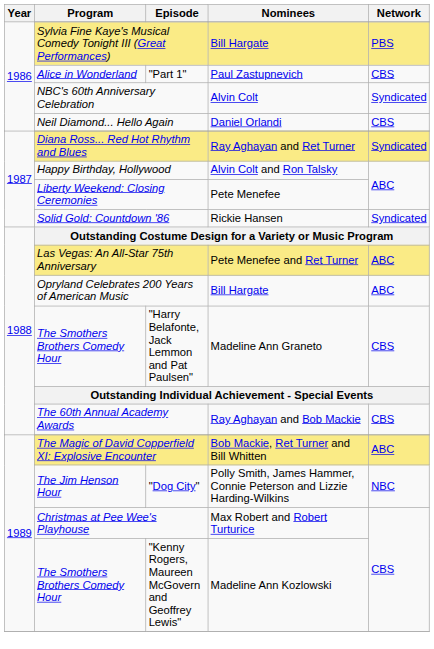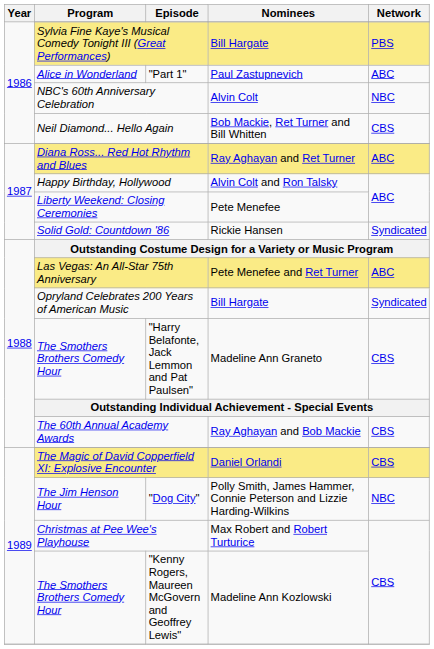(383, 74) CBS -> (383, 74) ABC
(399, 98) Syndicated -> (383, 98) NBC
(246, 122) Daniel Orlandi -> (280, 128) Bob Mackie, Ret Turner and Bill Whitten
(399, 146) Syndicated -> (383, 158) ABC
(383, 290) ABC -> (399, 303) Syndicated
(280, 449) Bob Mackie, Ret Turner and Bill Whitten -> (246, 462) Daniel Orlandi
(383, 449) ABC -> (383, 462) CBS
